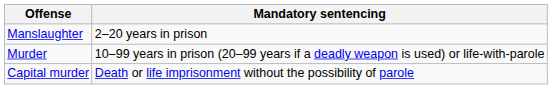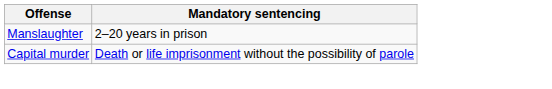- row: (27, 53)
